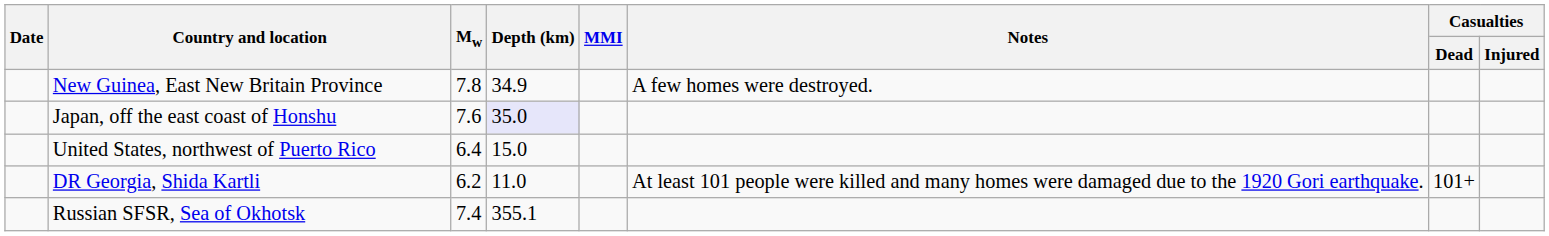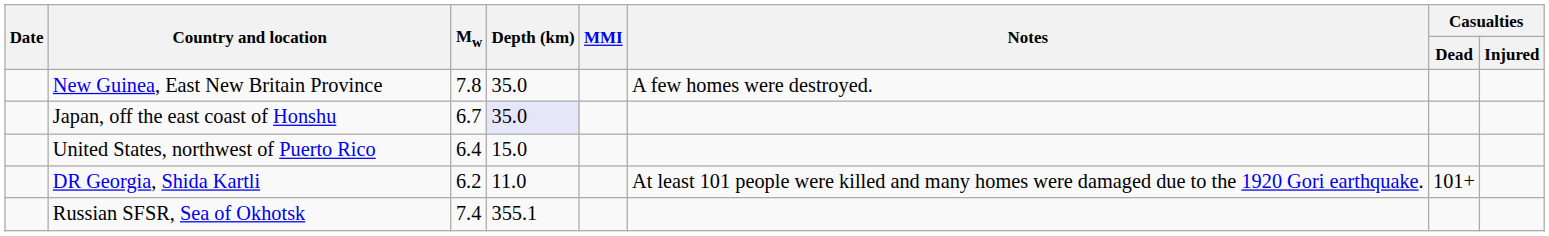(509, 85) 34.9 -> (509, 85) 35.0
(469, 117) 7.6 -> (469, 117) 6.7
